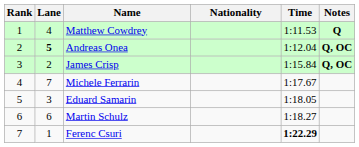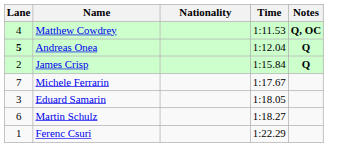- column: (20, 13)
(337, 30) Q -> (306, 30) Q, OC
(337, 47) Q, OC -> (306, 47) Q
(337, 64) Q, OC -> (306, 64) Q
(300, 133) bold -> (269, 133) normal
